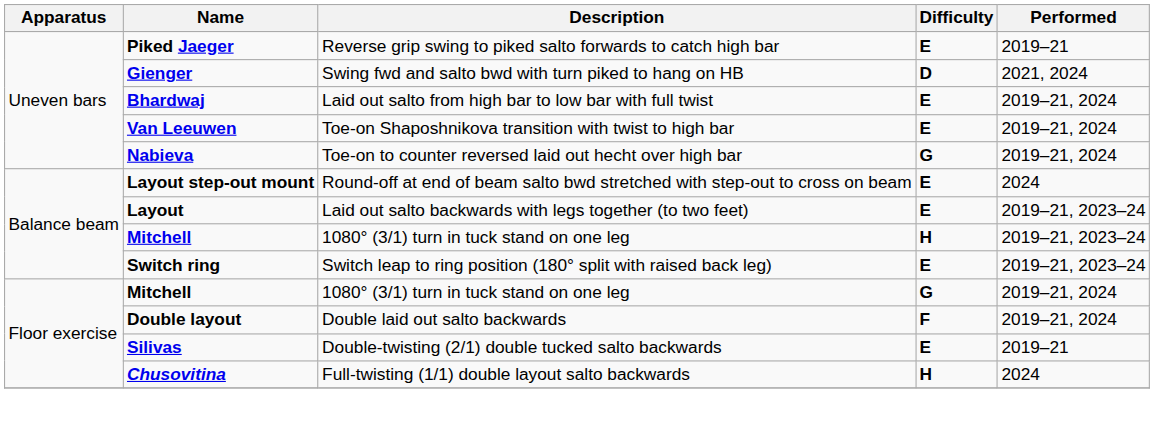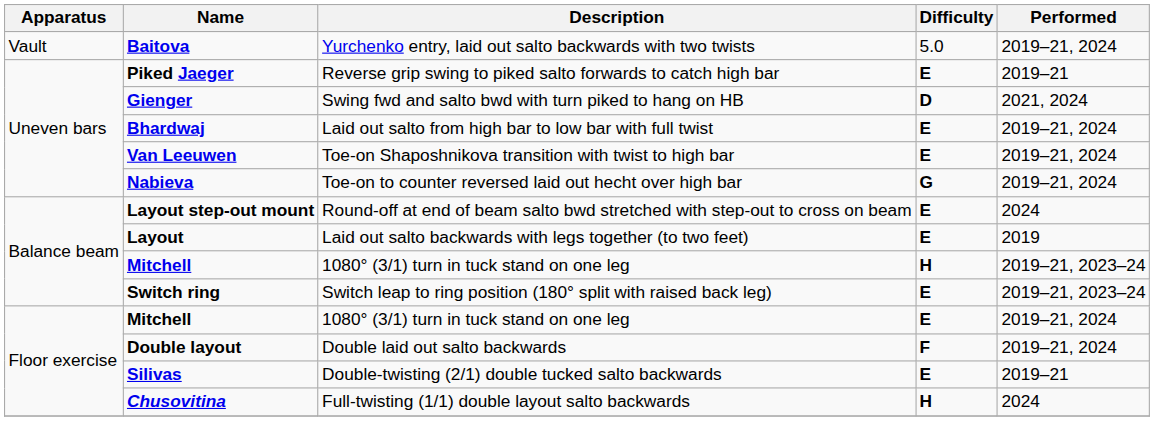+ row: (28, 45)
(1074, 210) 2019–21, 2023–24 -> (1021, 237) 2019
(926, 292) G -> (925, 319) E
